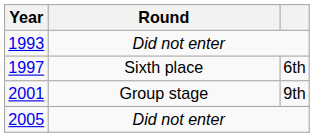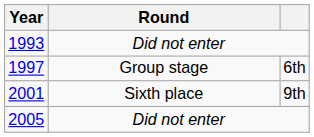(164, 69) Sixth place -> (164, 69) Group stage
(164, 94) Group stage -> (164, 94) Sixth place
